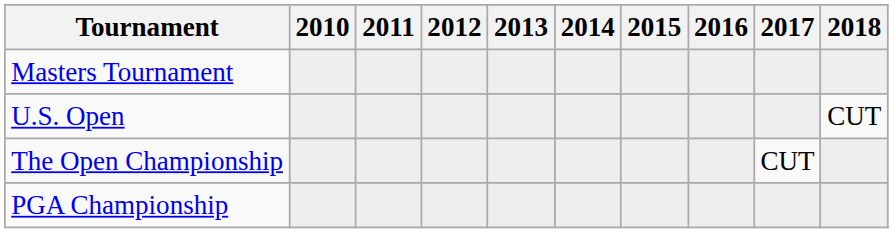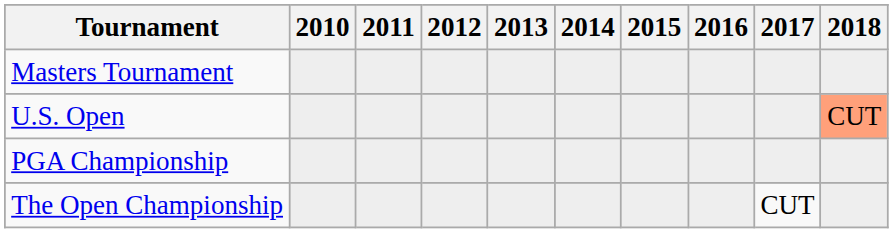(854, 116) no background -> (854, 116) lightsalmon background
rows swapped: (147, 160) <-> (120, 205)
